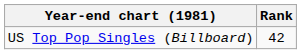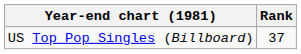(276, 38) 42 -> (276, 38) 37
